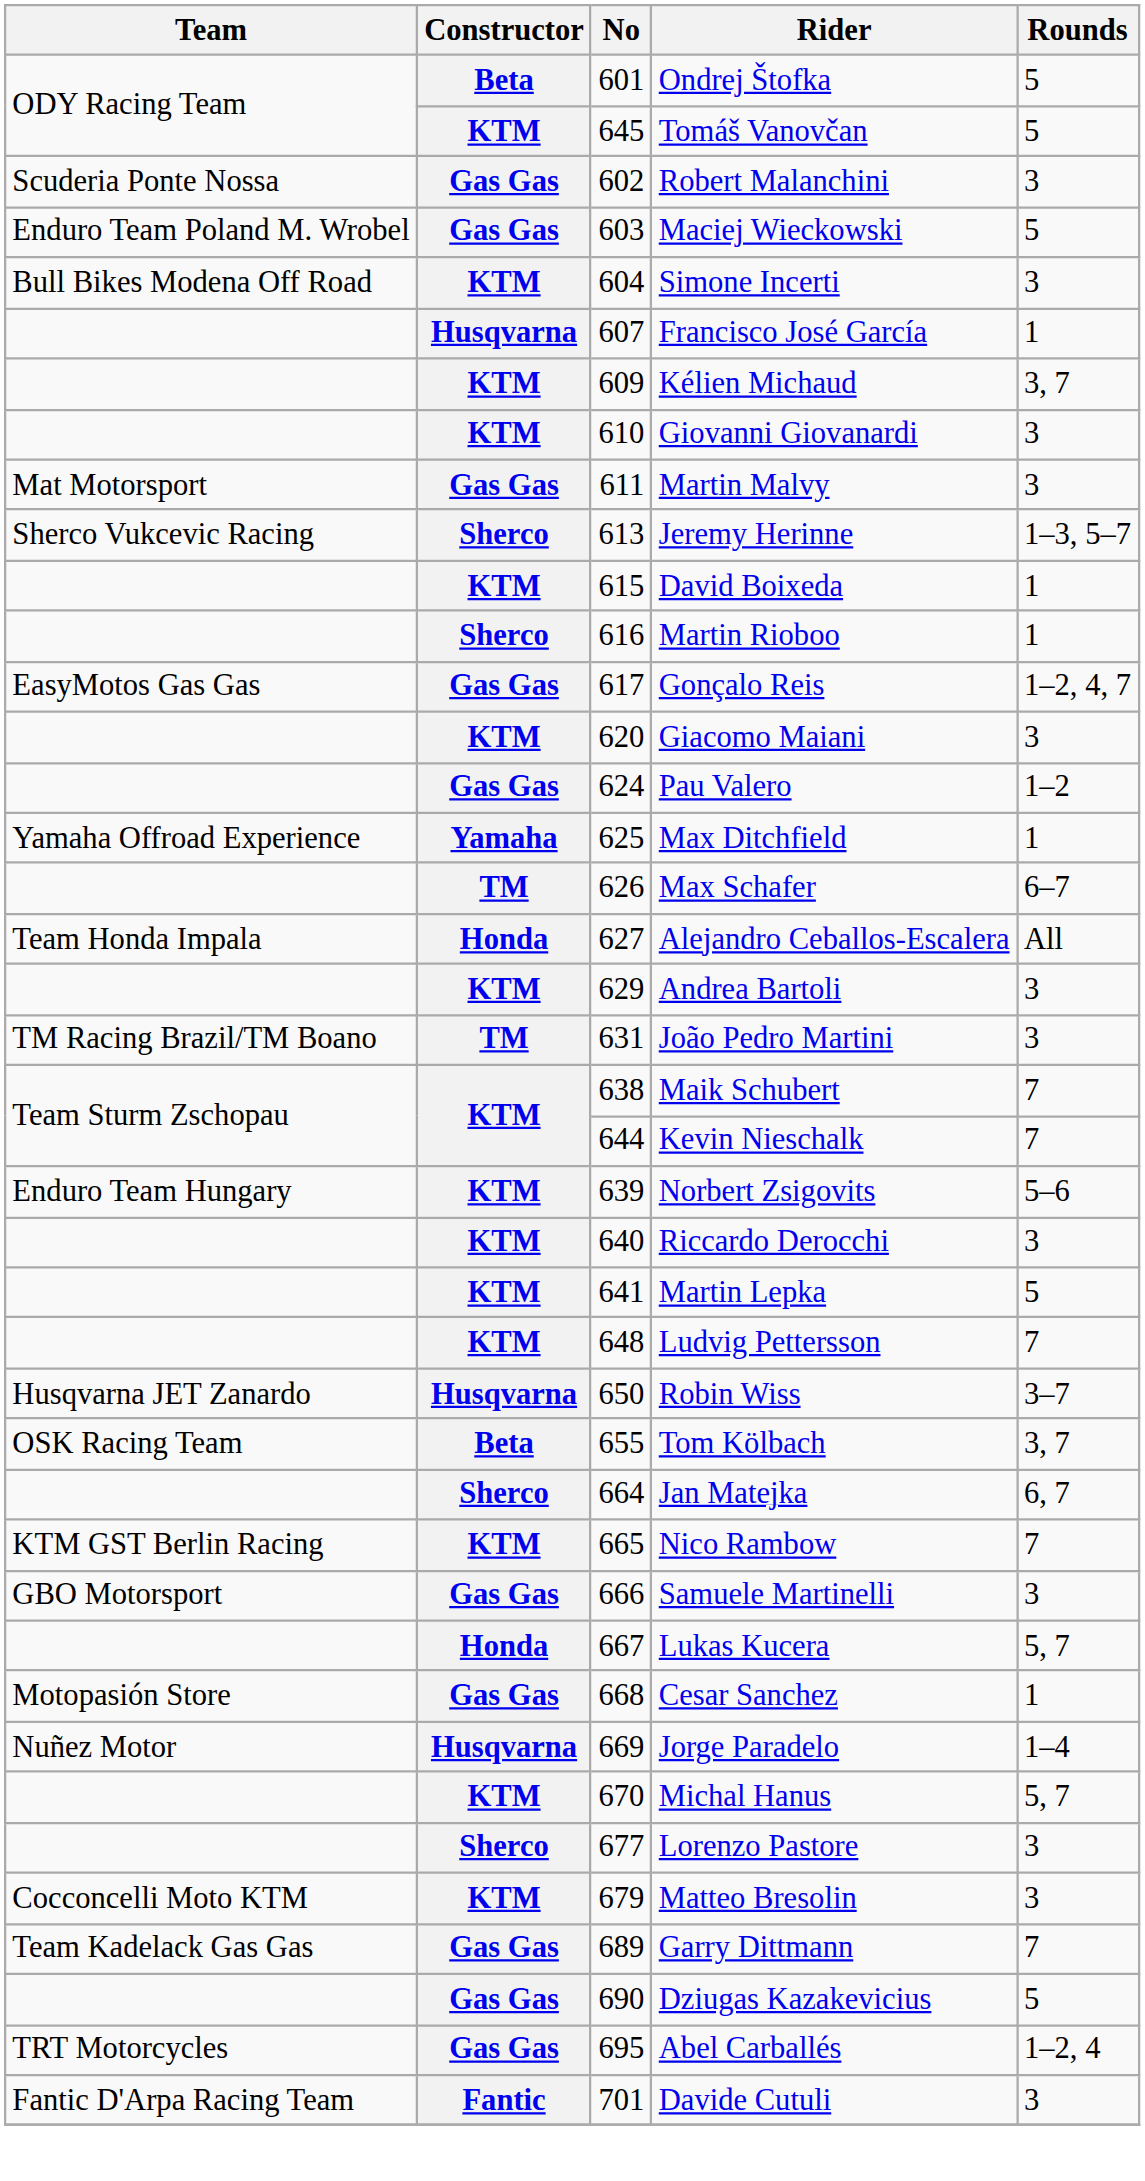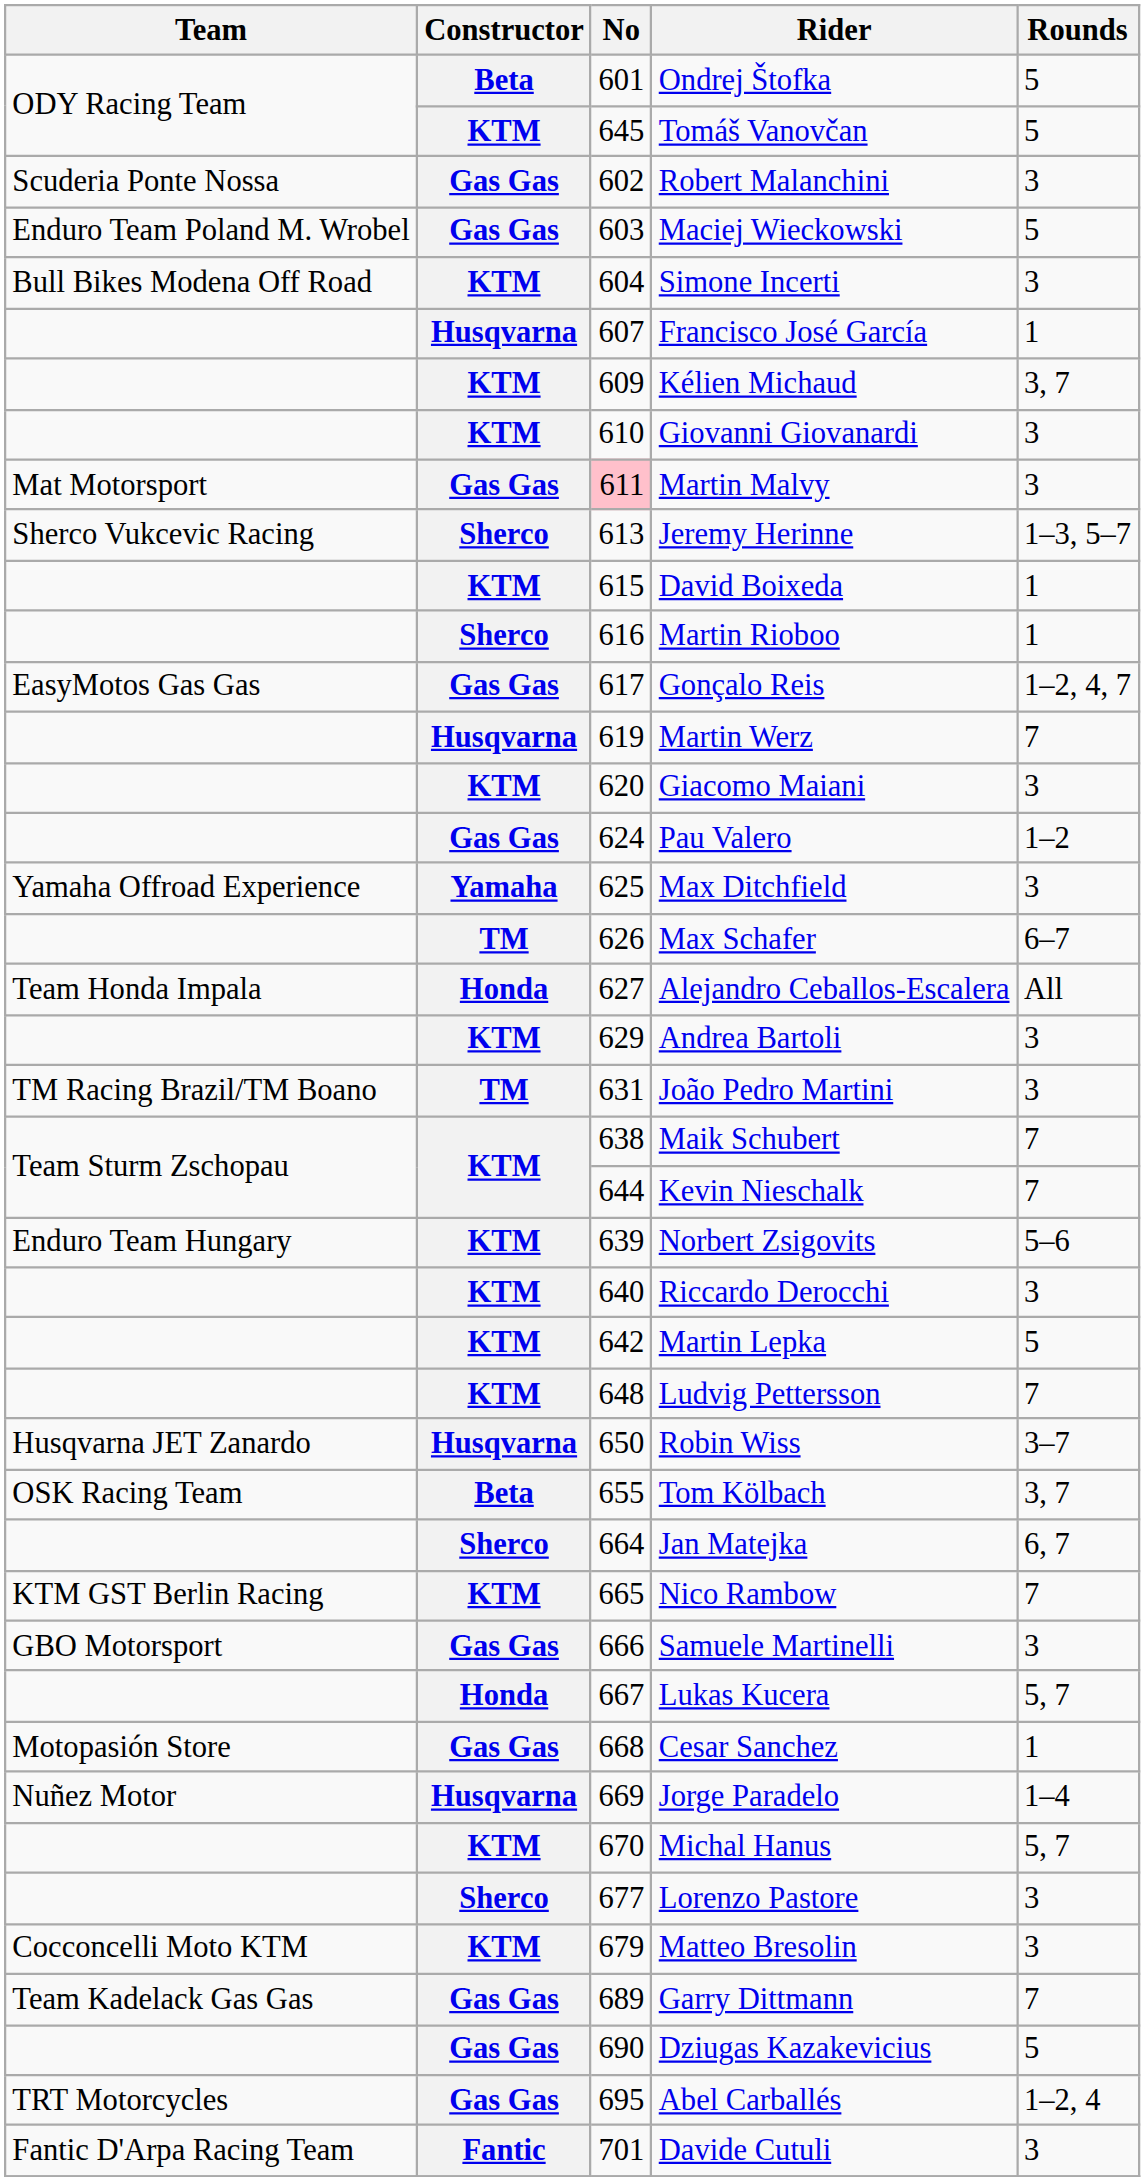(622, 483) no background -> (622, 483) pink background
+ row: (736, 736)
(1032, 837) 1 -> (1032, 887) 3
(621, 1291) 641 -> (621, 1341) 642
